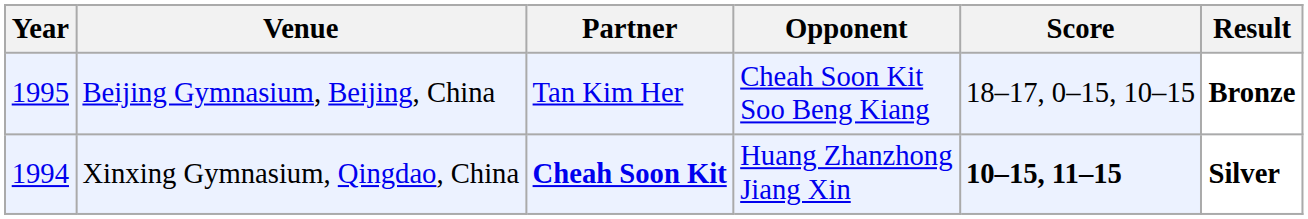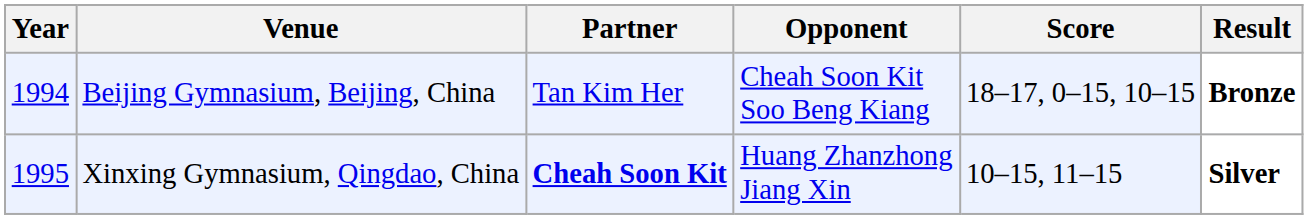(40, 92) 1995 -> (40, 92) 1994
(40, 173) 1994 -> (40, 173) 1995
(1044, 173) bold -> (1044, 173) normal
